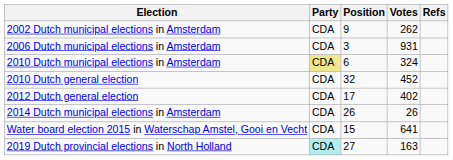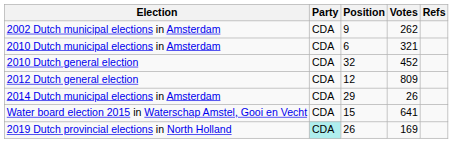- row: (114, 46)
(323, 63) khaki background -> (323, 46) no background
(409, 63) 324 -> (409, 46) 321
(349, 96) 17 -> (349, 79) 12
(409, 96) 402 -> (409, 79) 809
(349, 113) 26 -> (349, 96) 29
(349, 146) 27 -> (349, 130) 26
(409, 146) 163 -> (409, 130) 169
